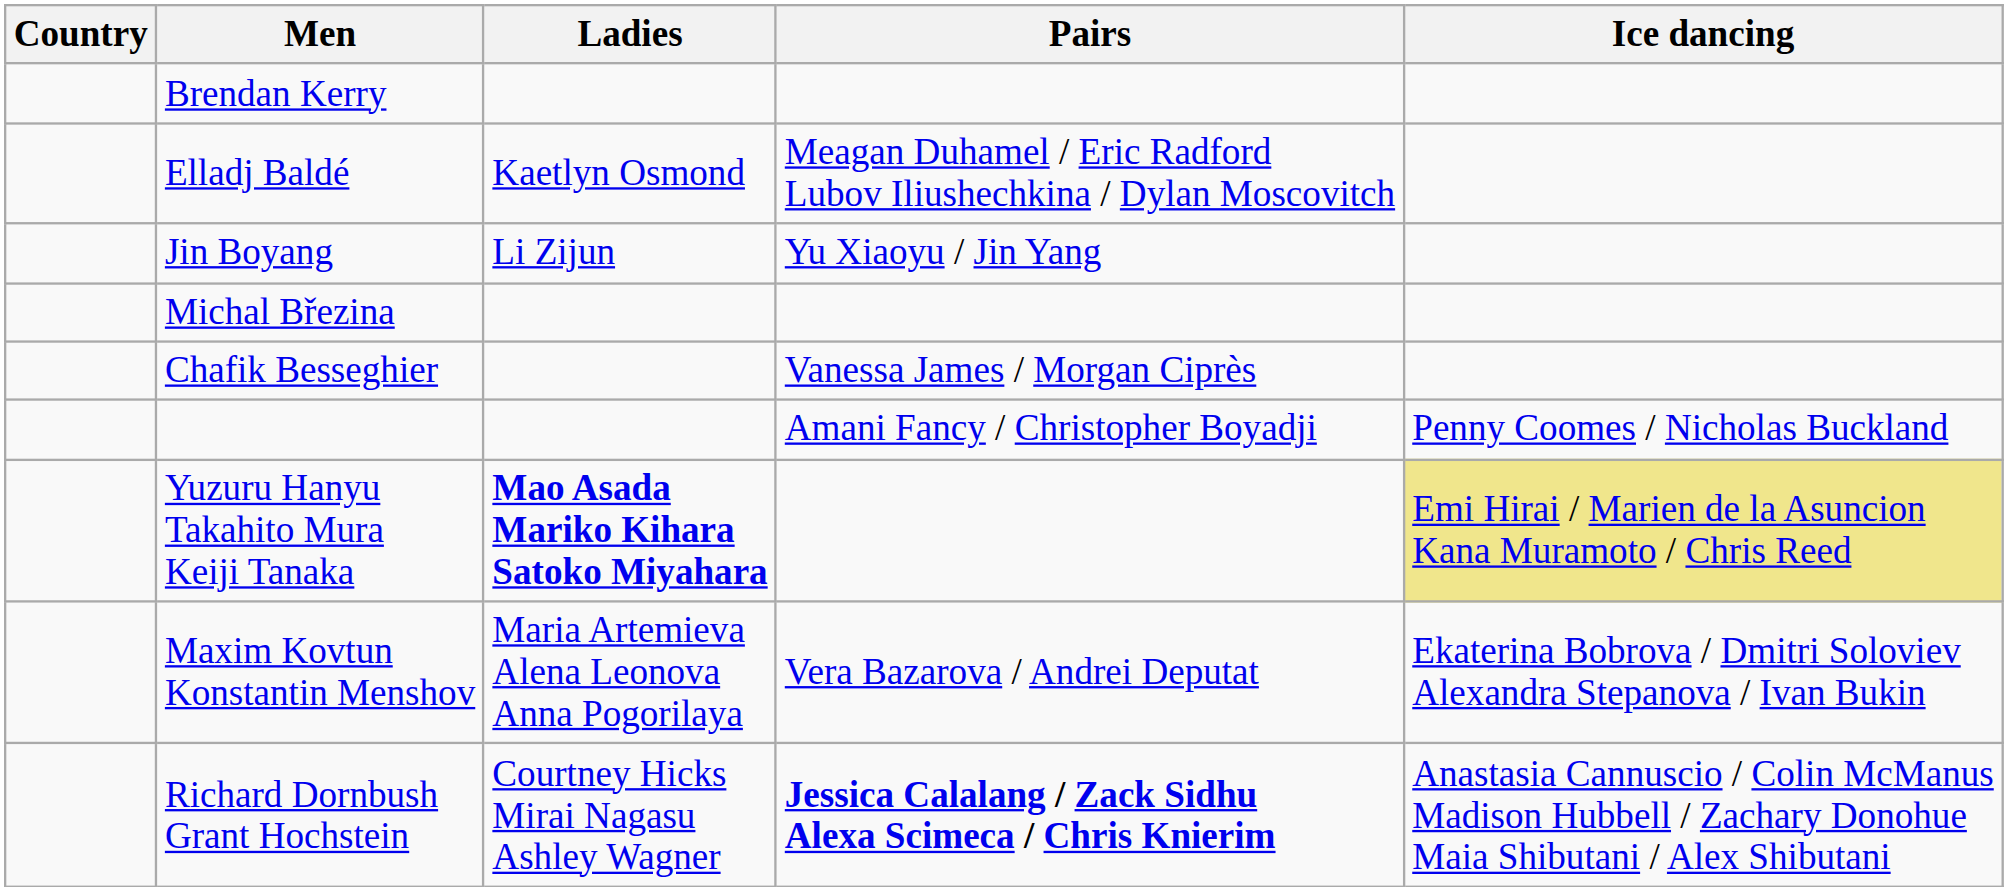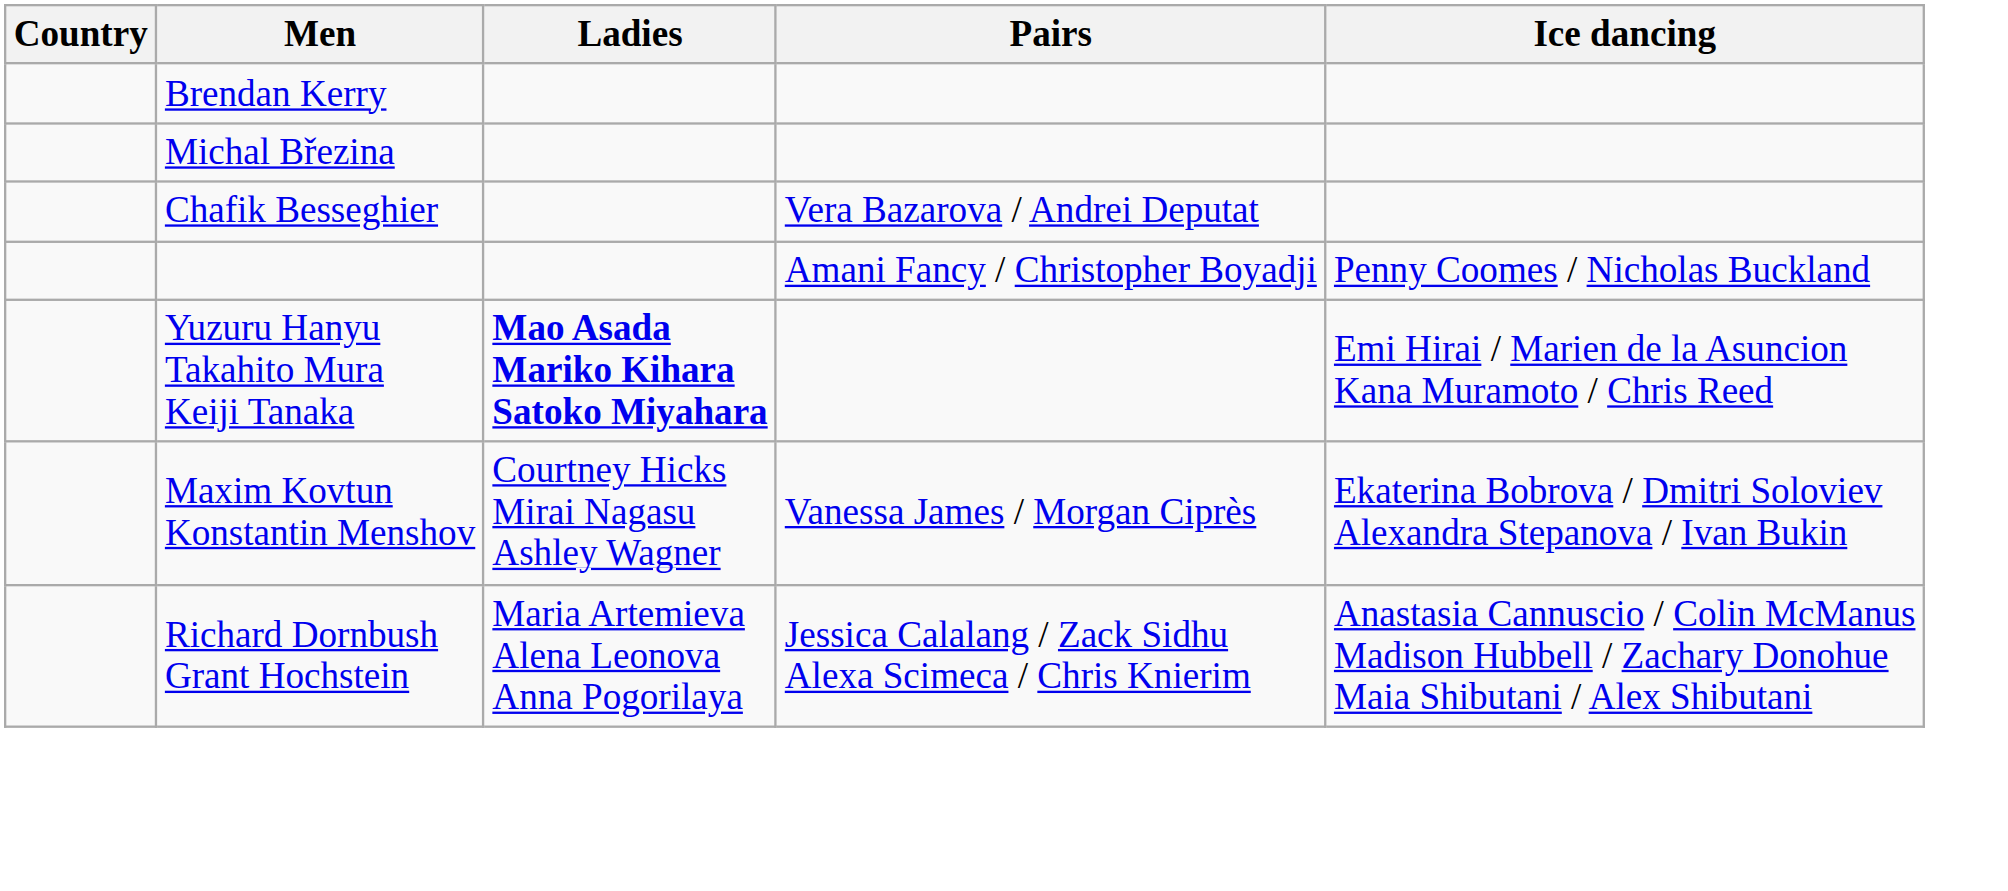- row: (257, 172)
- row: (249, 252)
(1021, 370) Vanessa James / Morgan Ciprès -> (1022, 210) Vera Bazarova / Andrei Deputat
(1669, 529) khaki background -> (1591, 370) no background
(619, 671) Maria Artemieva Alena Leonova Anna Pogorilaya -> (609, 512) Courtney Hicks Mirai Nagasu Ashley Wagner
(1022, 671) Vera Bazarova / Andrei Deputat -> (1021, 512) Vanessa James / Morgan Ciprès
(609, 814) Courtney Hicks Mirai Nagasu Ashley Wagner -> (619, 654) Maria Artemieva Alena Leonova Anna Pogorilaya
(1030, 814) bold -> (1018, 654) normal
